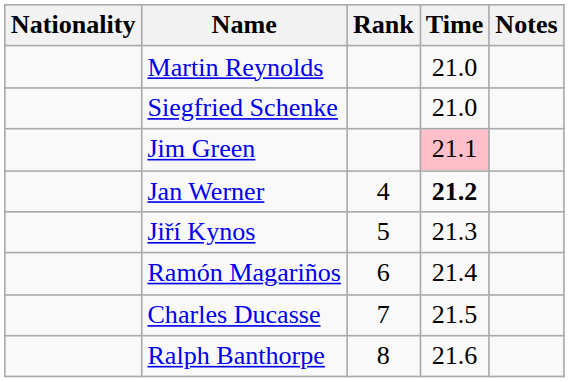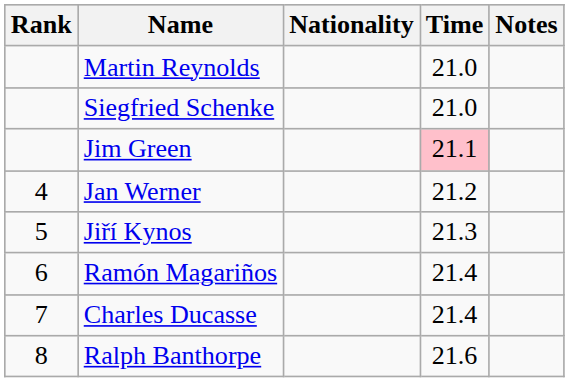columns swapped: (383, 25) <-> (73, 25)
(455, 190) bold -> (455, 190) normal
(455, 314) 21.5 -> (455, 314) 21.4
